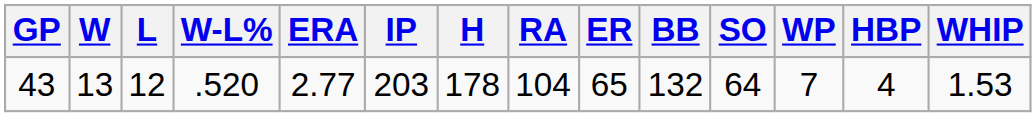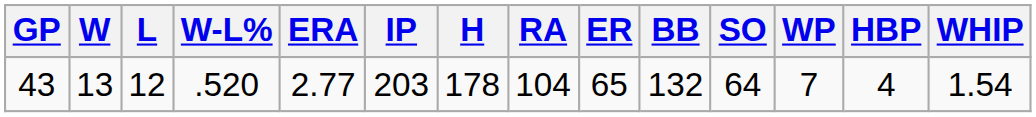(980, 83) 1.53 -> (980, 83) 1.54
